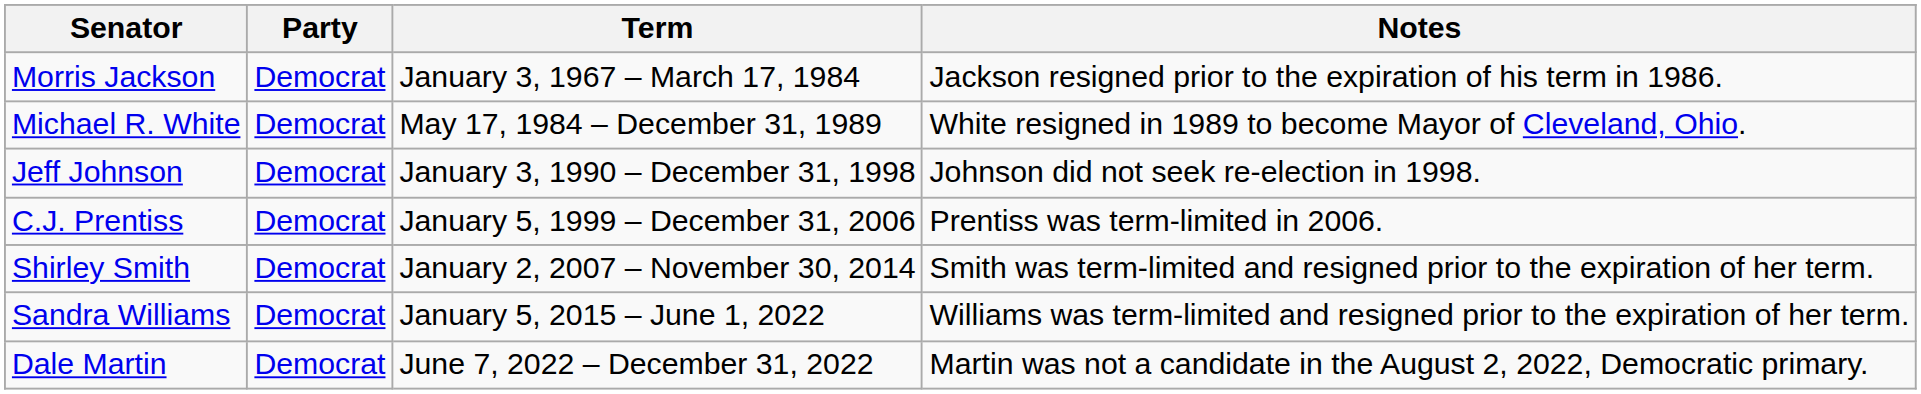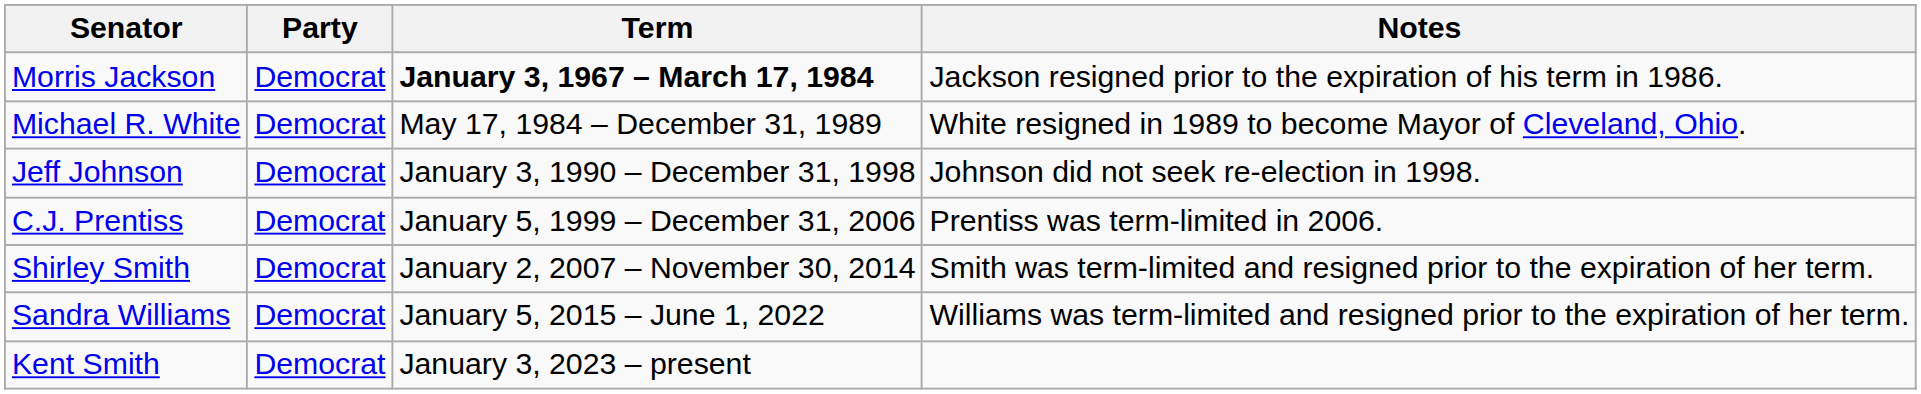(630, 76) normal -> (636, 76) bold
- row: (89, 364)
+ row: (86, 364)
